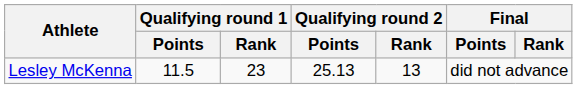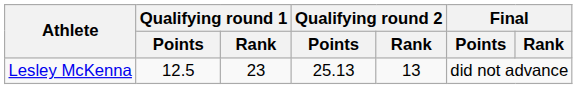(178, 71) 11.5 -> (178, 71) 12.5
